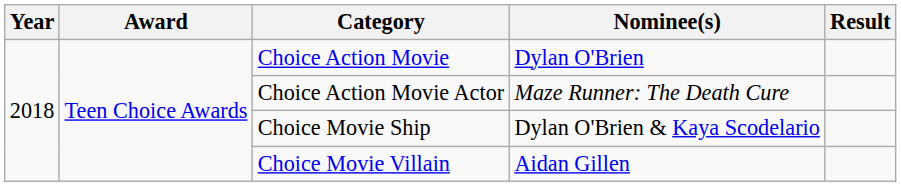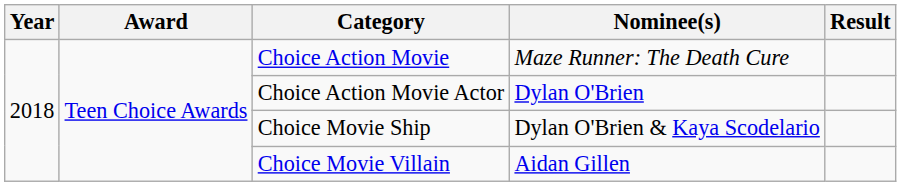(579, 57) Dylan O'Brien -> (652, 57) Maze Runner: The Death Cure
(652, 92) Maze Runner: The Death Cure -> (579, 92) Dylan O'Brien
